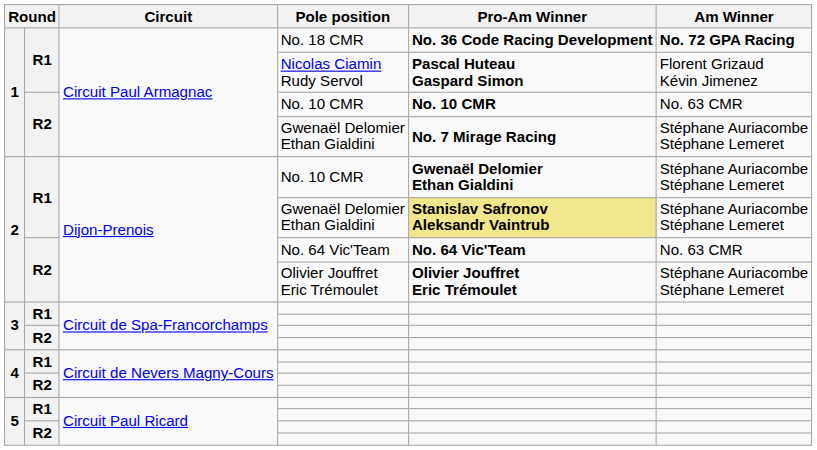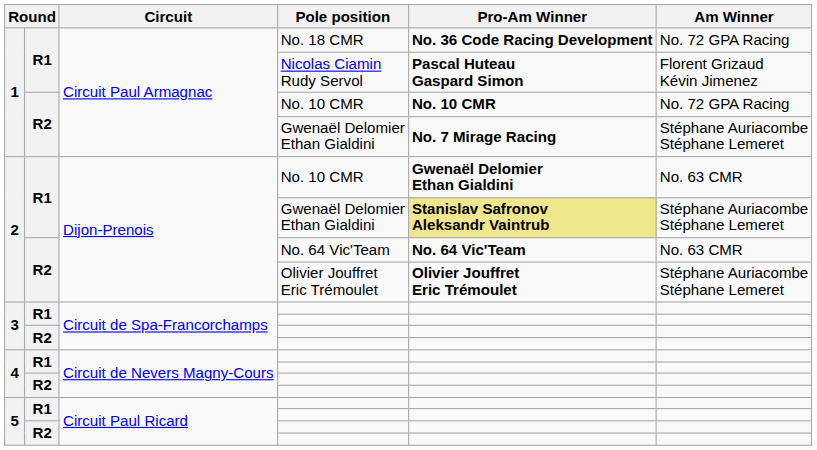(727, 40) bold -> (725, 40) normal
(701, 104) No. 63 CMR -> (725, 104) No. 72 GPA Racing
(734, 177) Stéphane Auriacombe Stéphane Lemeret -> (701, 177) No. 63 CMR
